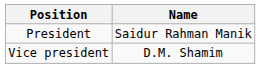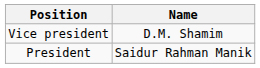rows swapped: (59, 34) <-> (59, 53)
